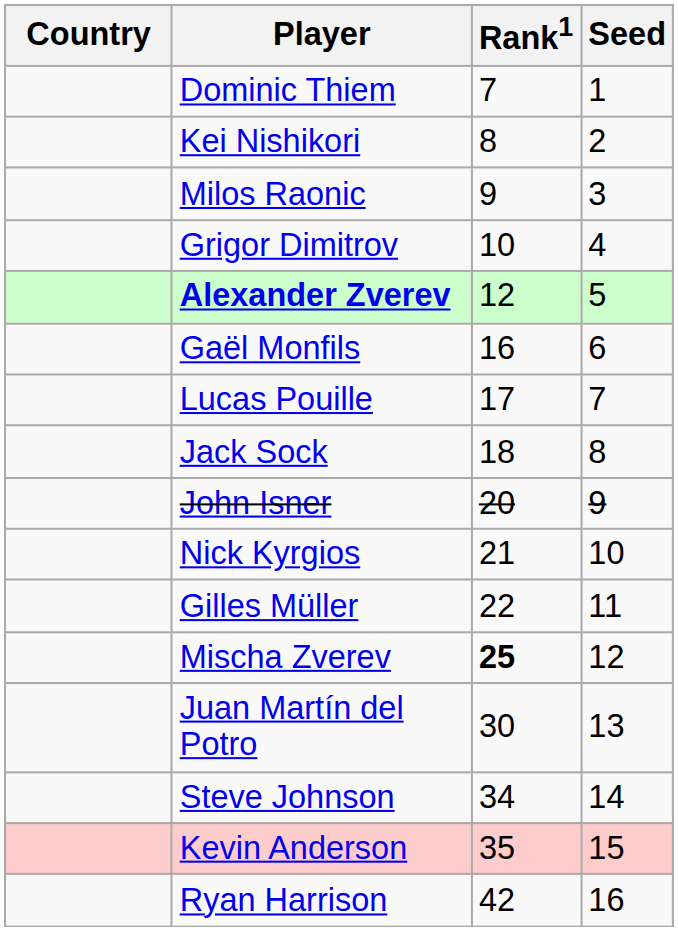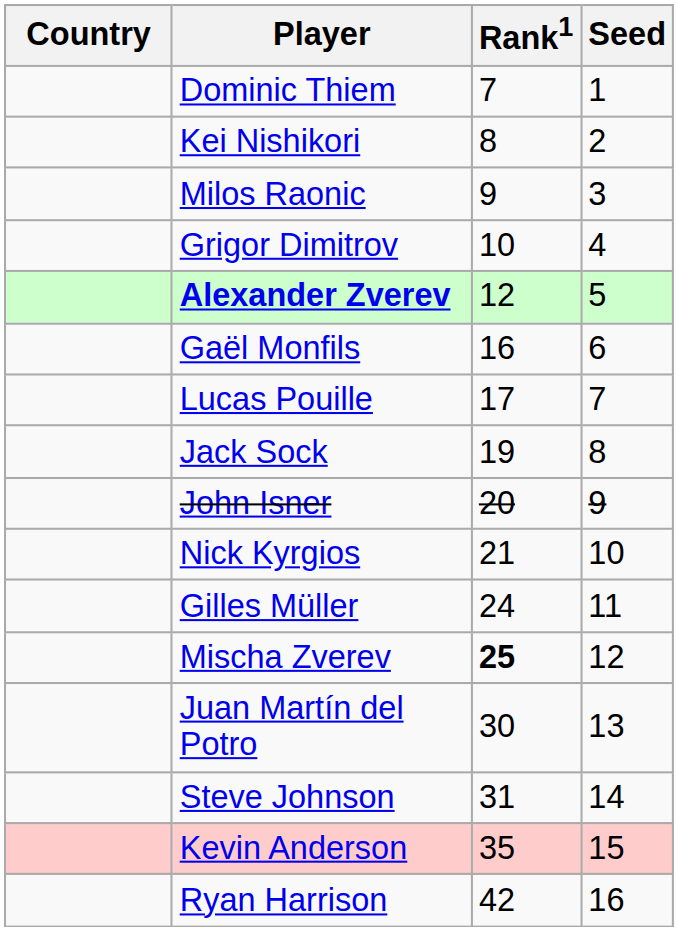(497, 451) 18 -> (497, 451) 19
(497, 605) 22 -> (497, 605) 24
(497, 796) 34 -> (497, 796) 31
